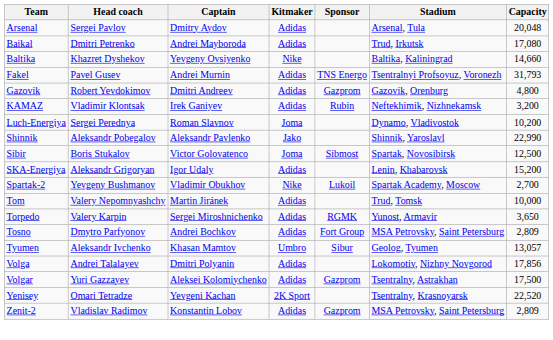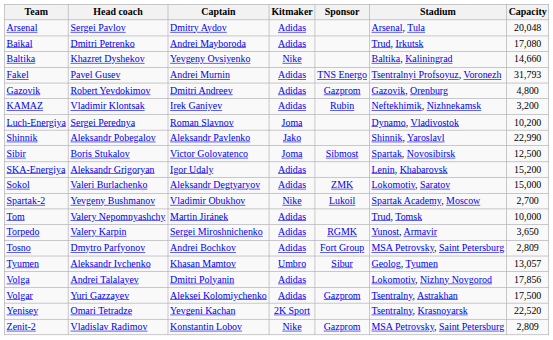+ row: (18, 185)
(292, 311) Adidas -> (292, 327) Nike
